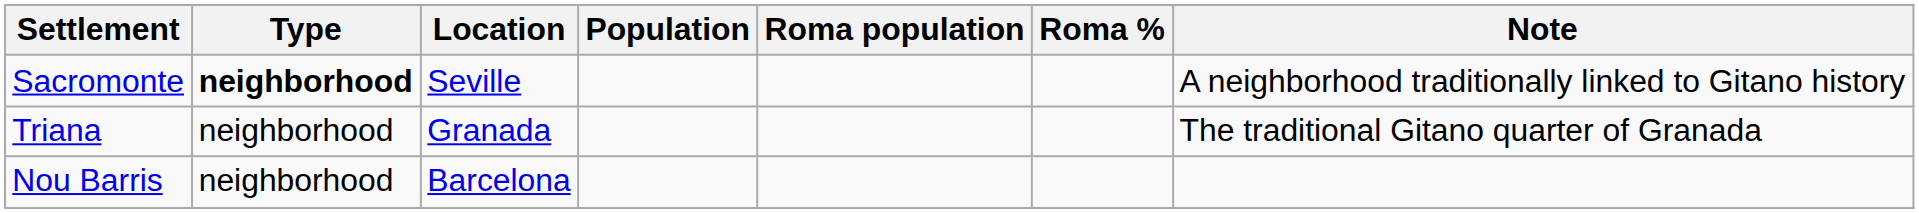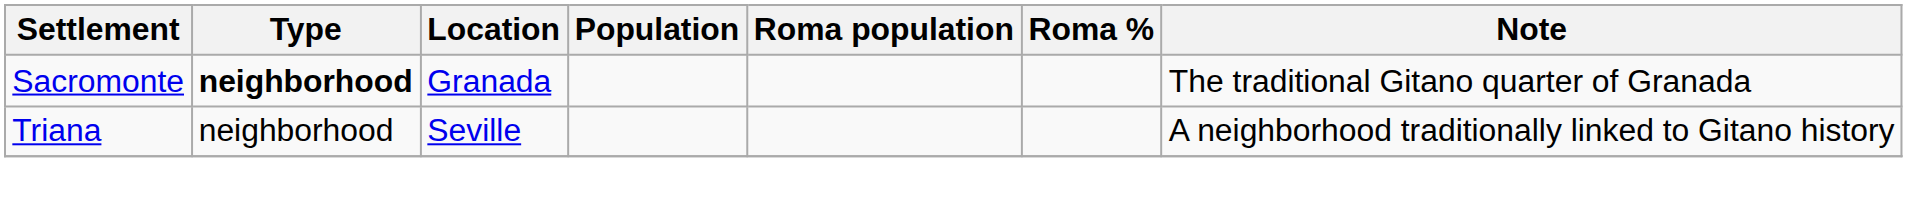(474, 80) Seville -> (489, 80) Granada
(1542, 80) A neighborhood traditionally linked to Gitano history -> (1460, 80) The traditional Gitano quarter of Granada
(489, 130) Granada -> (474, 130) Seville
(1471, 130) The traditional Gitano quarter of Granada -> (1532, 130) A neighborhood traditionally linked to Gitano history
- row: (88, 181)
